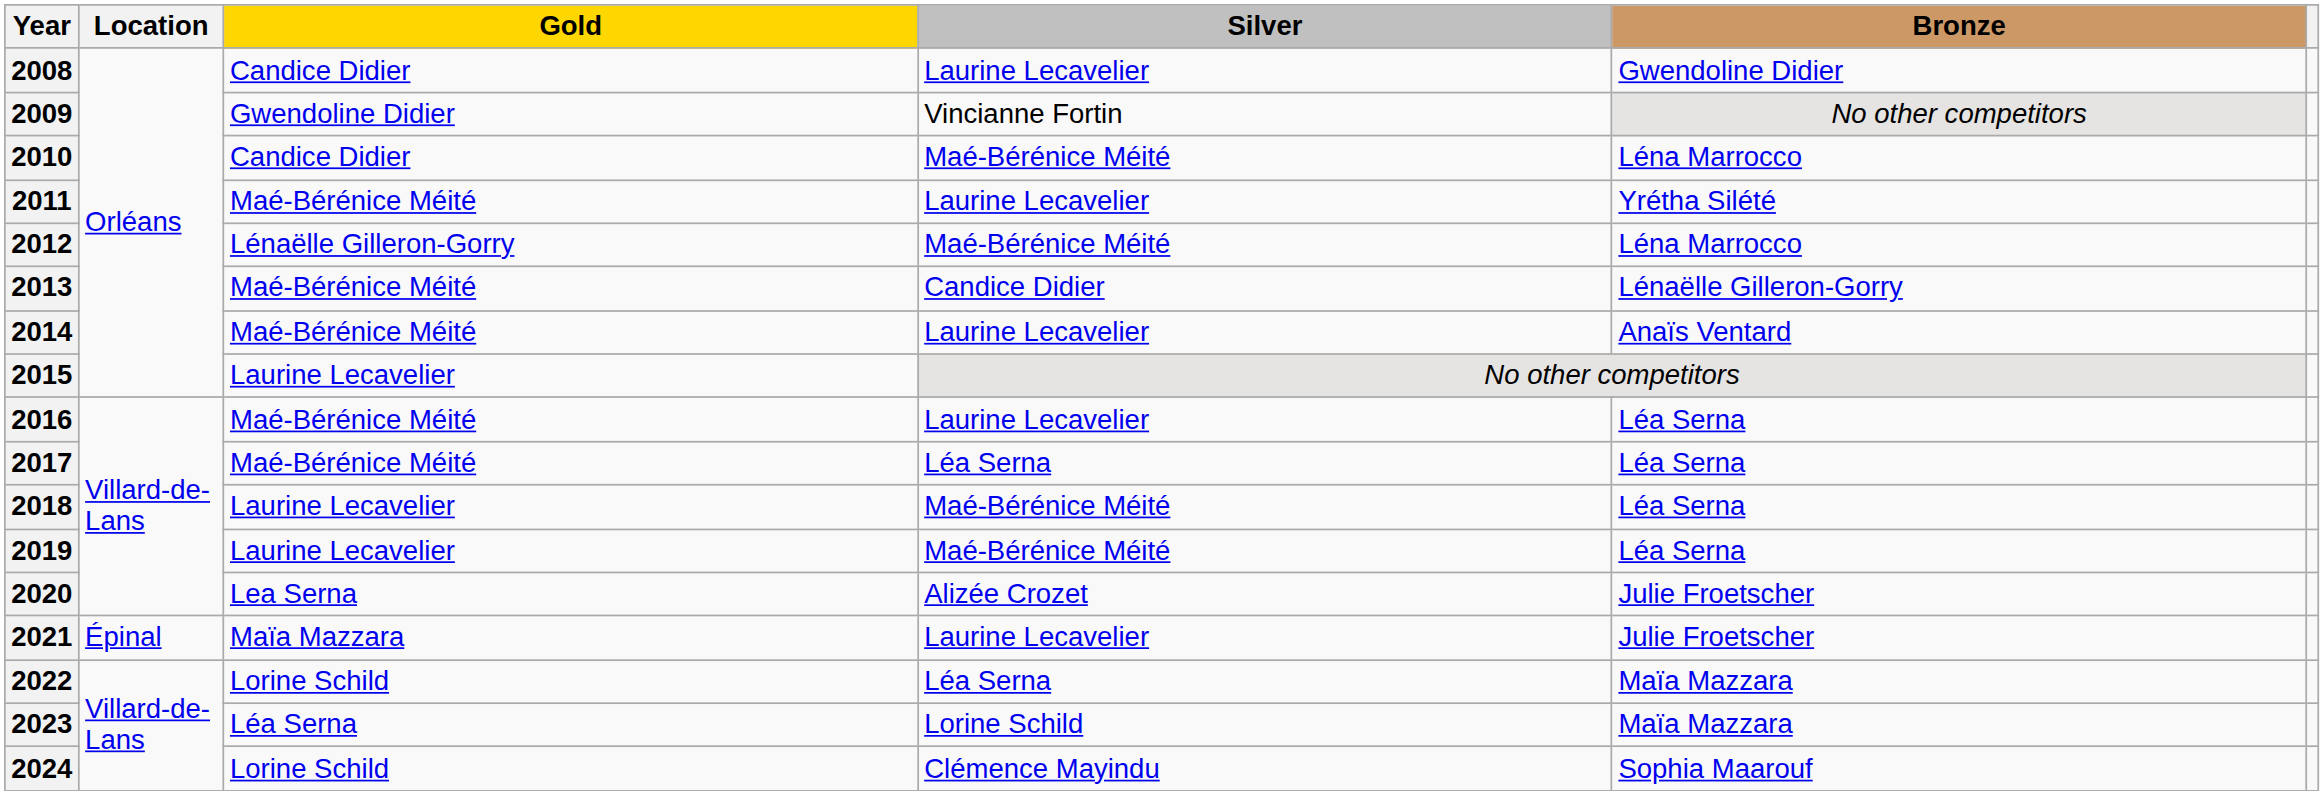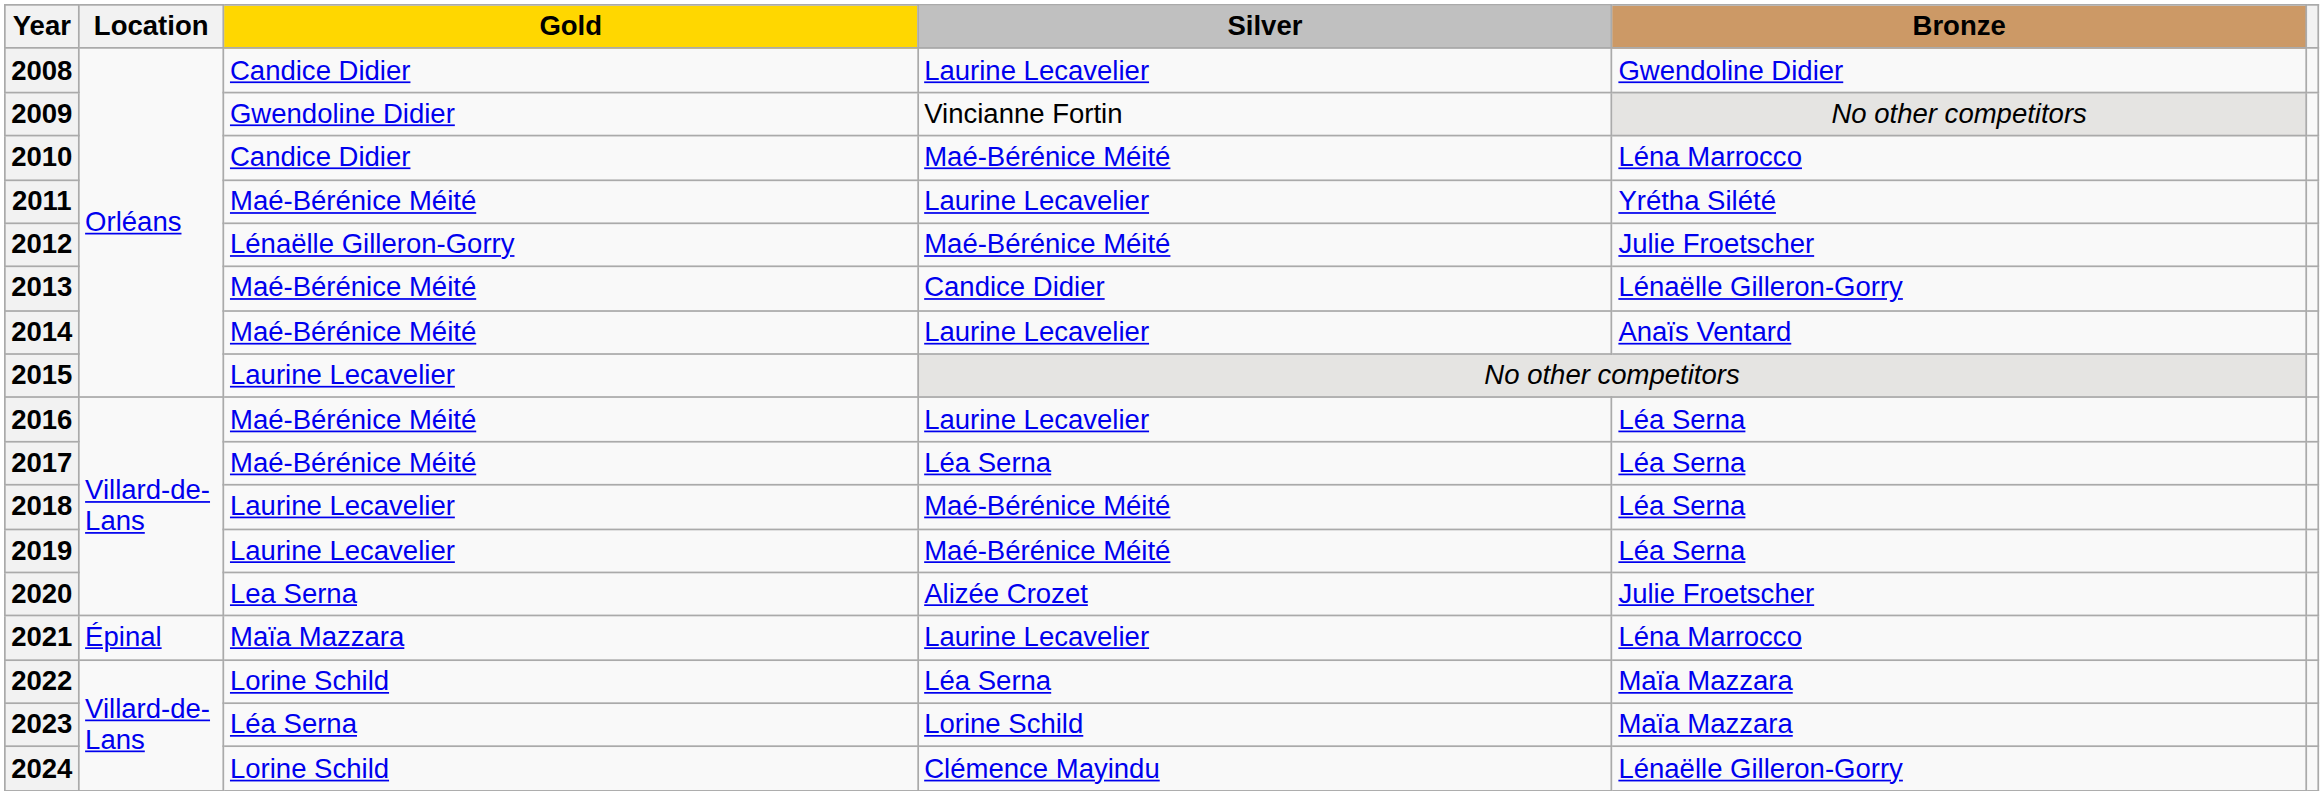(1710, 244) Léna Marrocco -> (1716, 244) Julie Froetscher
(1716, 637) Julie Froetscher -> (1710, 637) Léna Marrocco
(1716, 768) Sophia Maarouf -> (1761, 768) Lénaëlle Gilleron-Gorry
